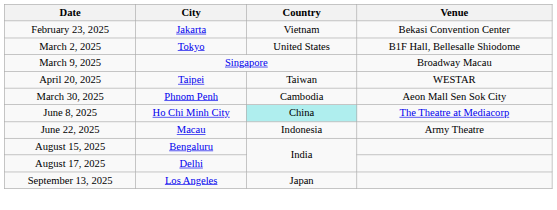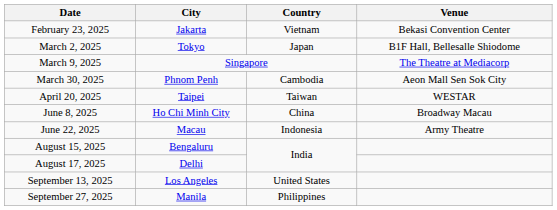(302, 46) United States -> (302, 46) Japan
(454, 63) Broadway Macau -> (454, 63) The Theatre at Mediacorp
rows swapped: (70, 96) <-> (70, 79)
(302, 113) paleturquoise background -> (302, 113) no background
(454, 113) The Theatre at Mediacorp -> (454, 113) Broadway Macau
(302, 180) Japan -> (302, 180) United States
+ row: (70, 197)
